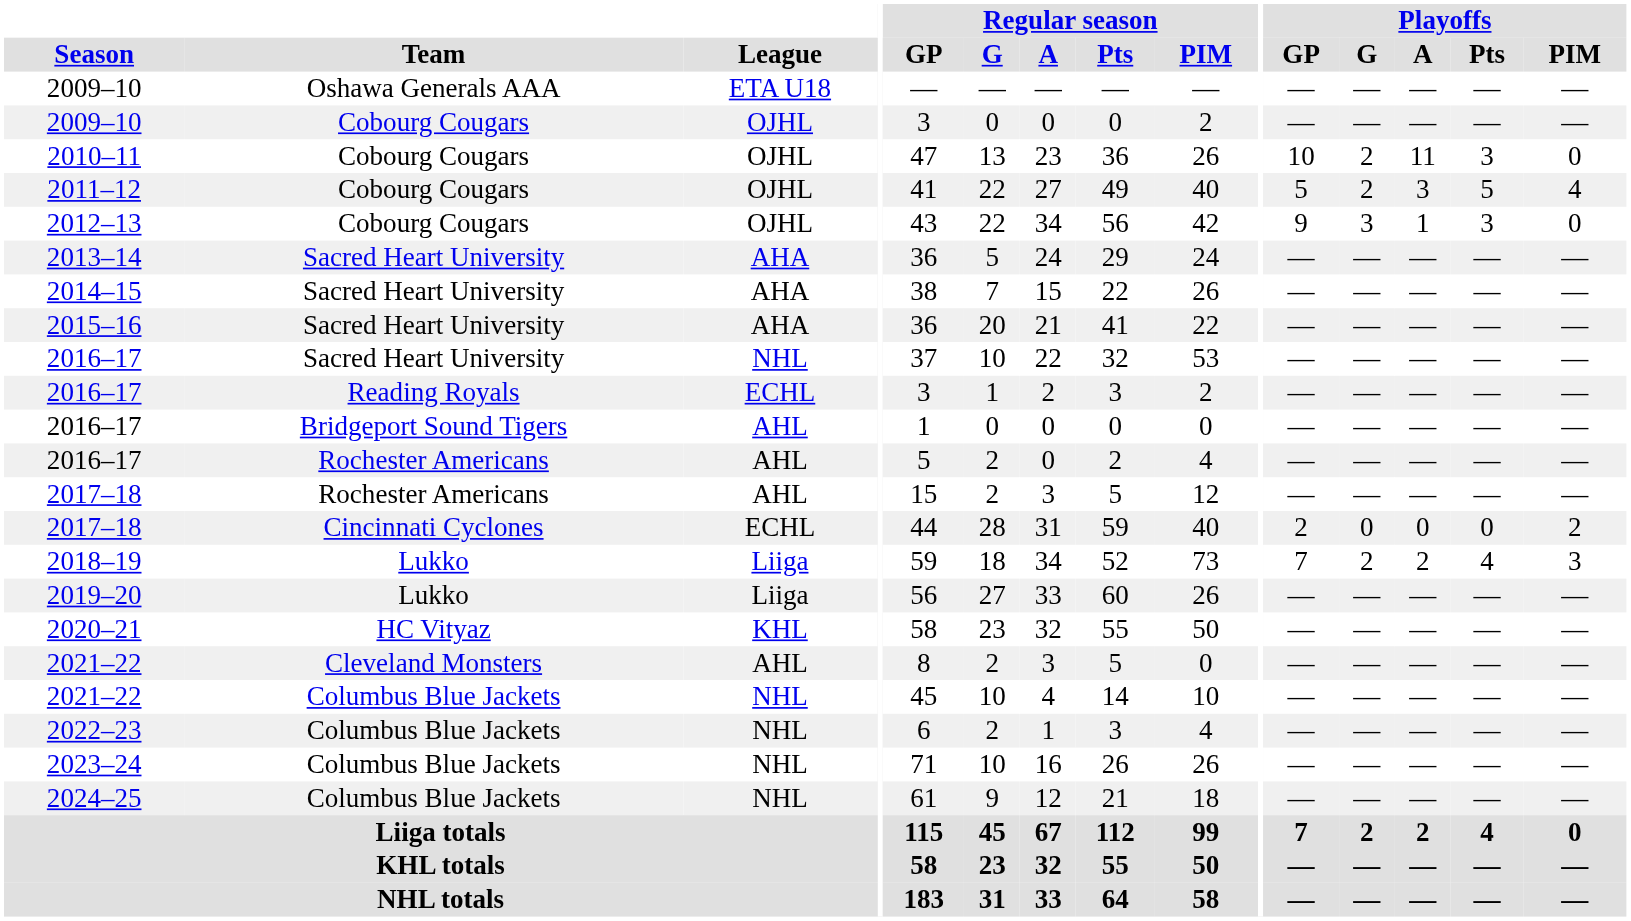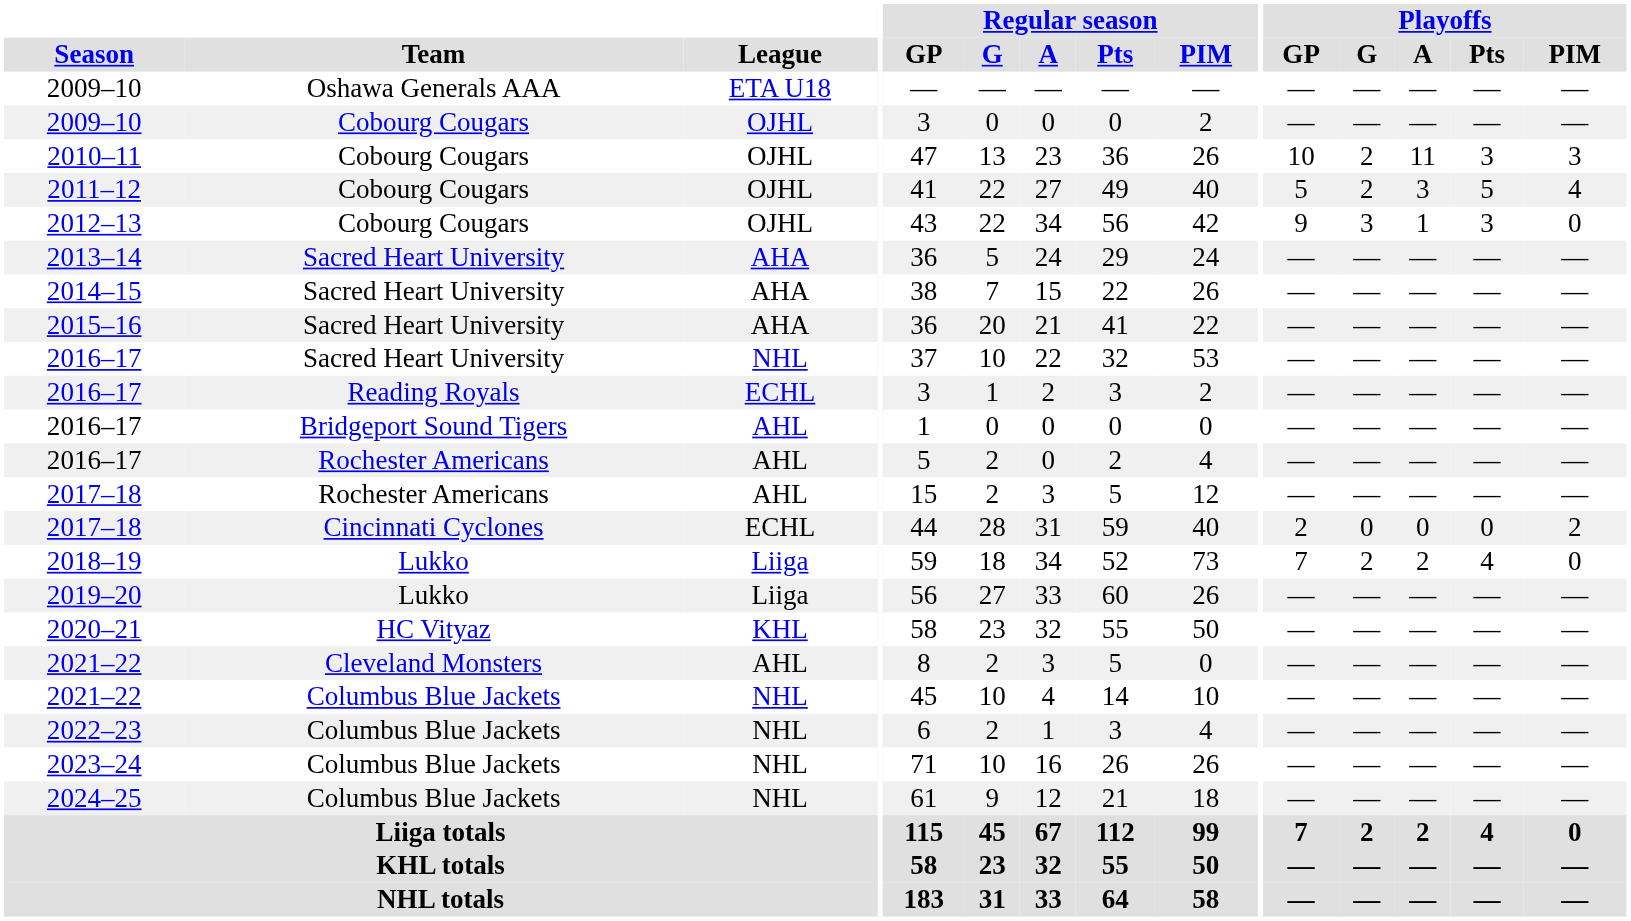(1575, 155) 0 -> (1575, 155) 3
(1575, 561) 3 -> (1575, 561) 0
